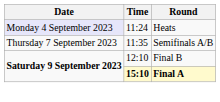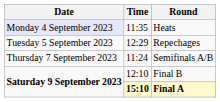(137, 27) 11:24 -> (137, 27) 11:35
+ row: (177, 43)
(137, 43) 11:35 -> (137, 58) 11:24
